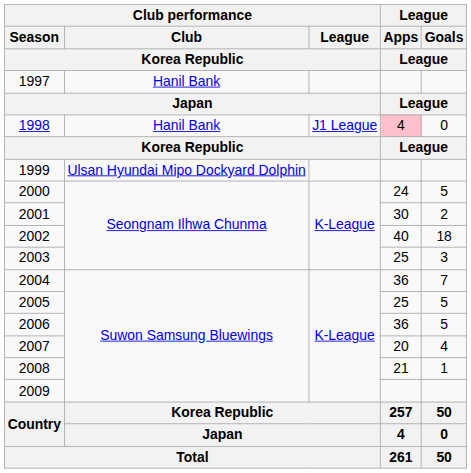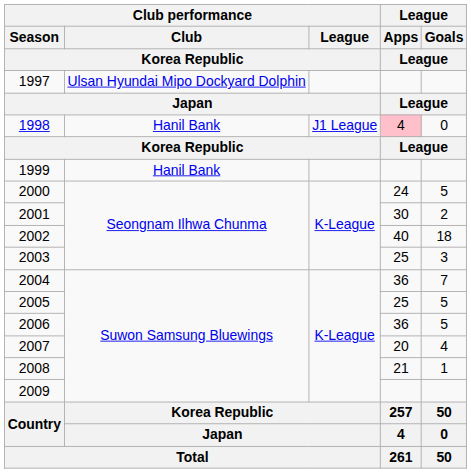(187, 81) Hanil Bank -> (187, 81) Ulsan Hyundai Mipo Dockyard Dolphin
(187, 170) Ulsan Hyundai Mipo Dockyard Dolphin -> (187, 170) Hanil Bank
